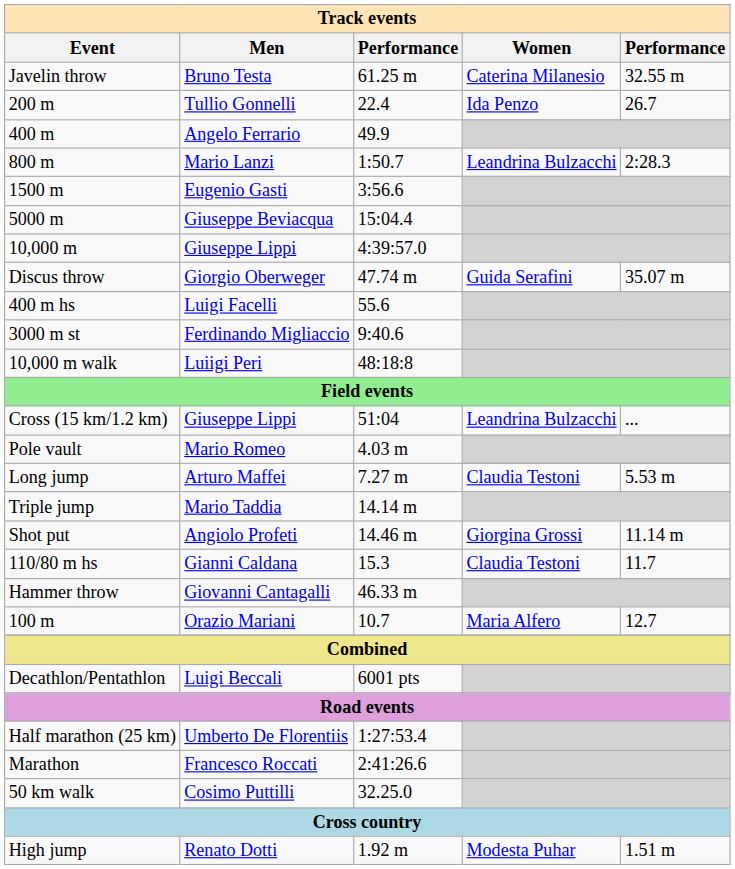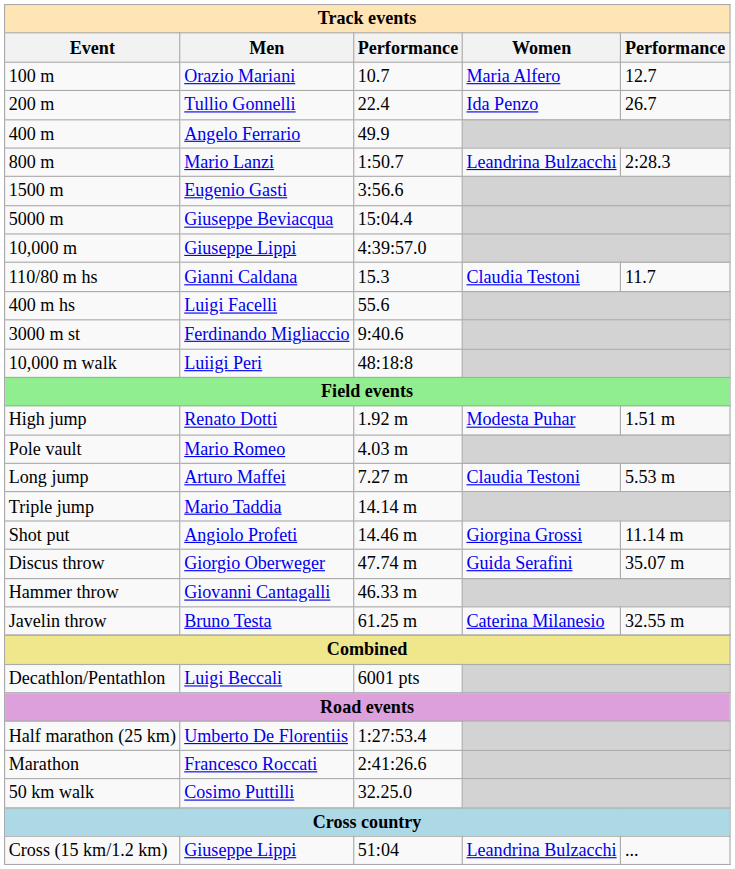rows swapped: (32, 620) <-> (58, 76)
rows swapped: (53, 563) <-> (57, 276)
rows swapped: (48, 850) <-> (88, 420)
